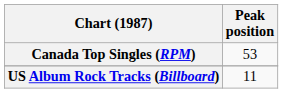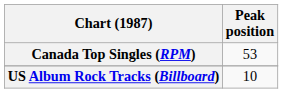(250, 76) 11 -> (250, 76) 10
